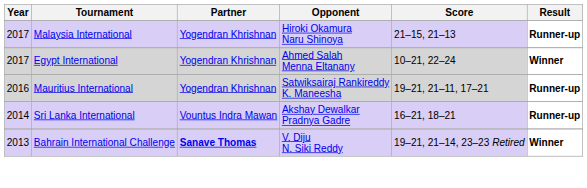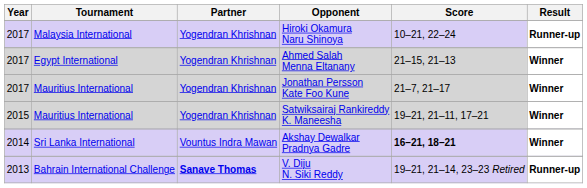(425, 34) 21–15, 21–13 -> (425, 34) 10–21, 22–24
(425, 61) 10–21, 22–24 -> (425, 61) 21–15, 21–13
+ row: (322, 88)
(18, 88) 2016 -> (18, 116) 2015
(555, 88) Runner-up -> (546, 116) Winner
(425, 116) normal -> (425, 143) bold
(555, 116) Runner-up -> (546, 143) Winner
(546, 143) Winner -> (555, 170) Runner-up
